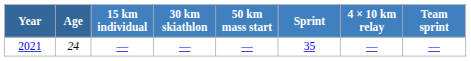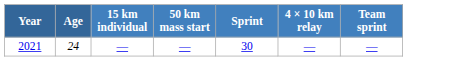- column: (185, 21)
(309, 46) 35 -> (247, 46) 30
